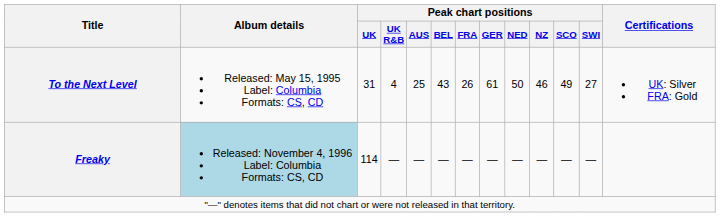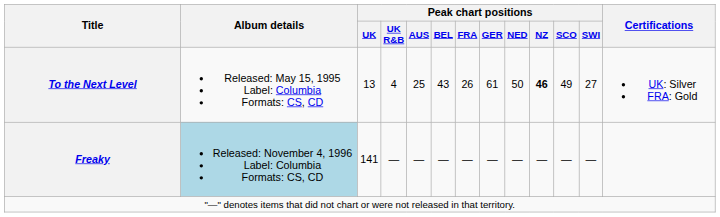(369, 84) 31 -> (369, 84) 13
(542, 84) normal -> (542, 84) bold
(369, 159) 114 -> (369, 159) 141
